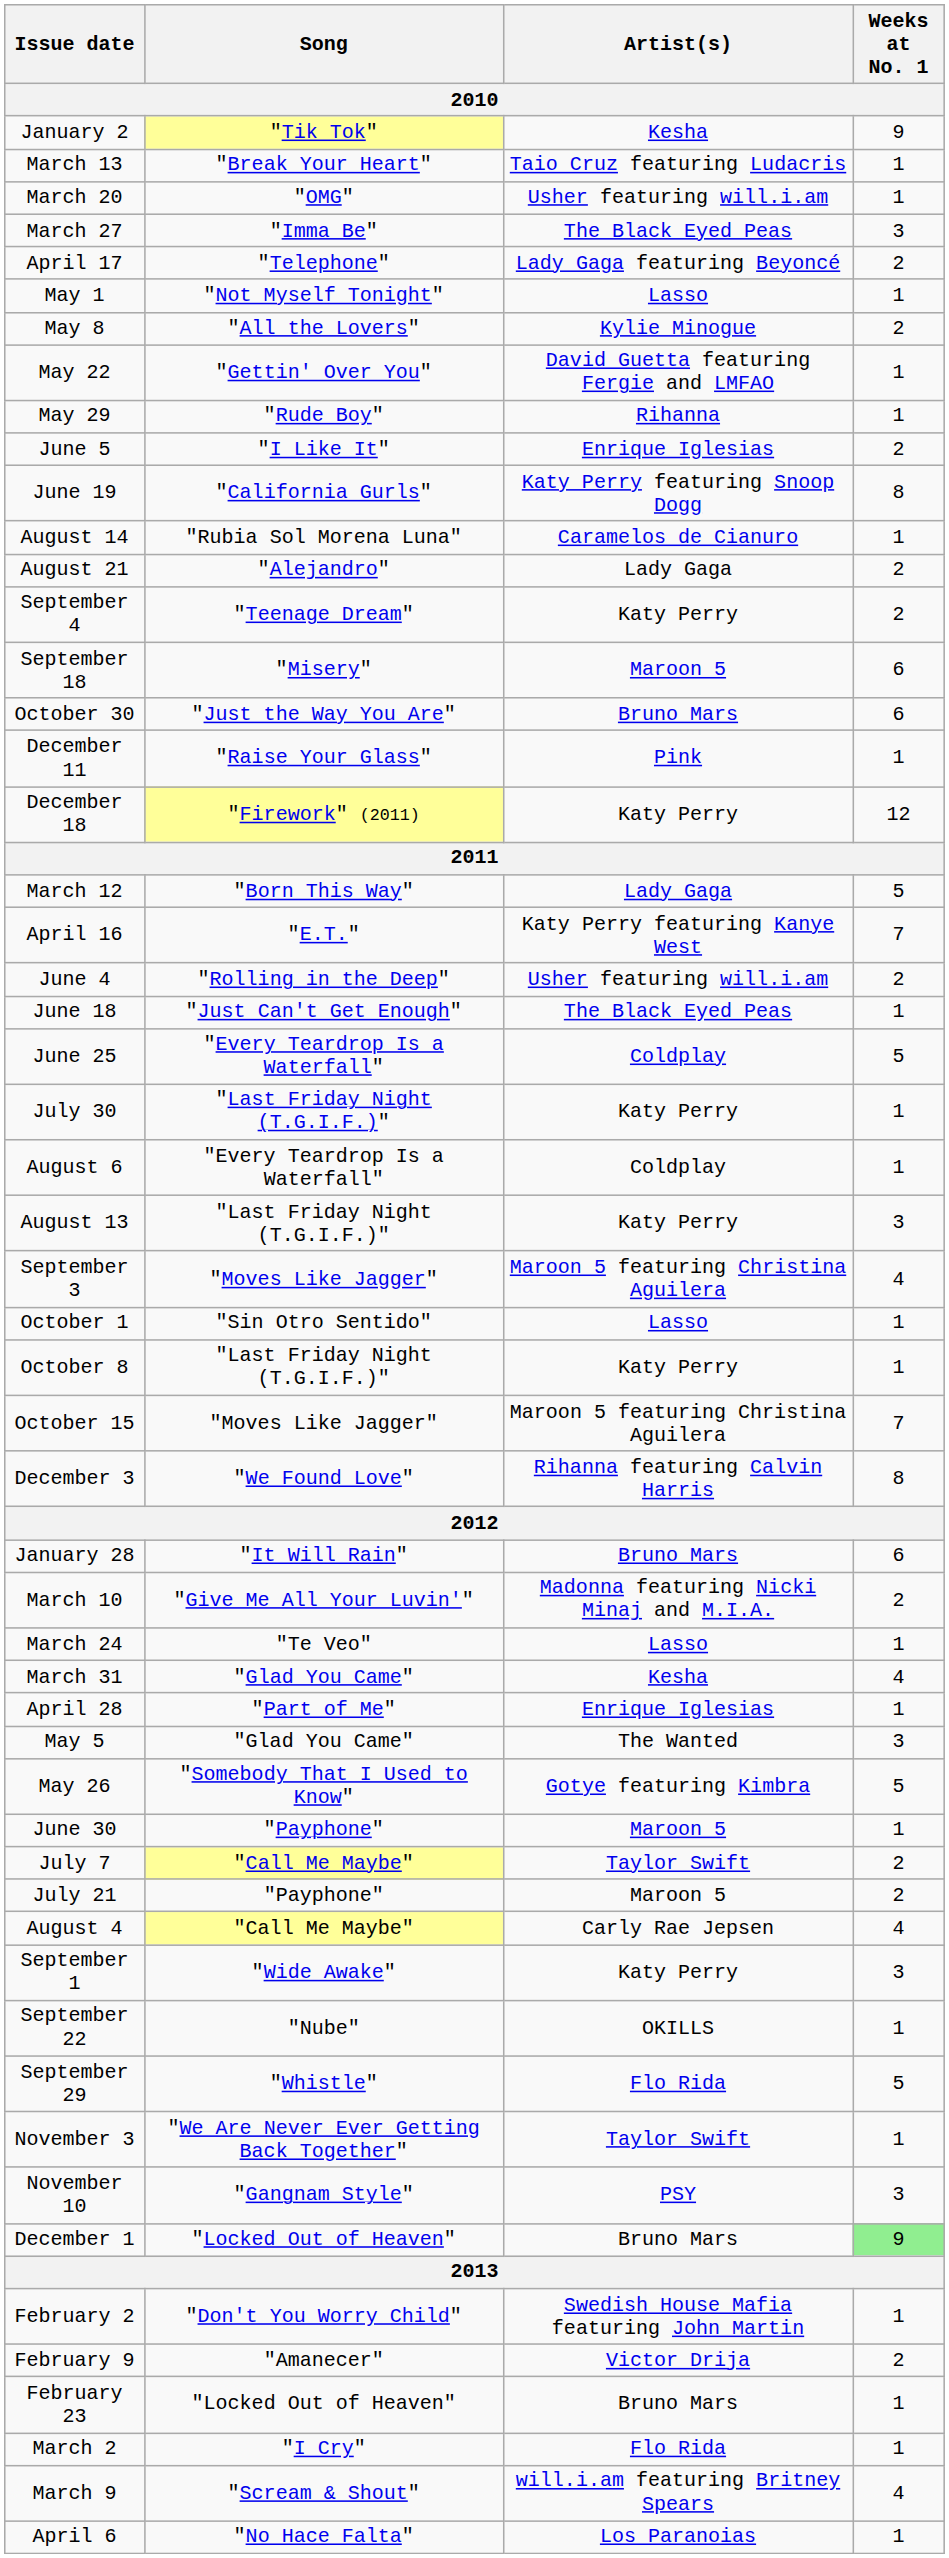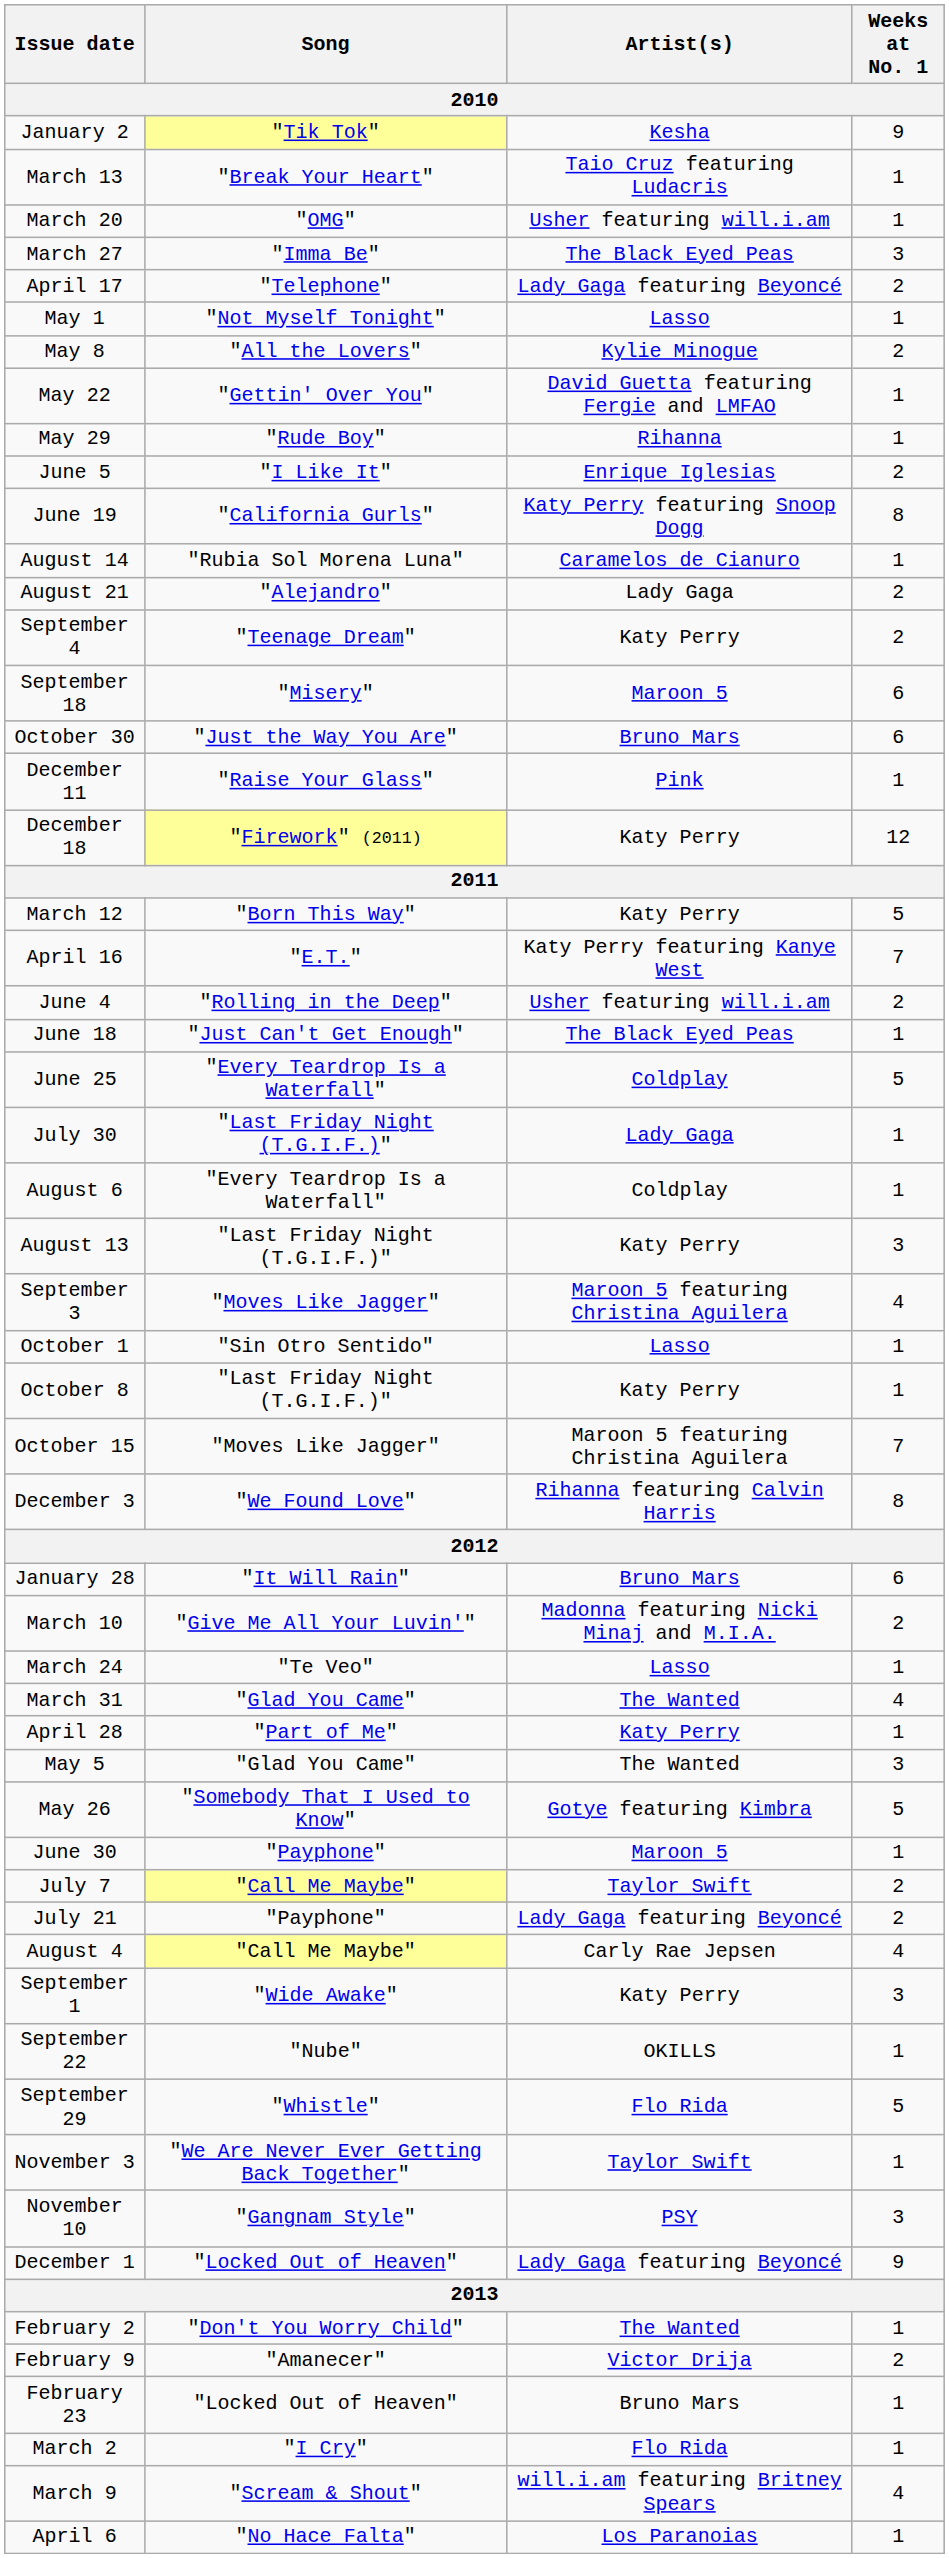(678, 891) Lady Gaga -> (680, 914) Katy Perry
(678, 1112) Katy Perry -> (680, 1135) Lady Gaga
(678, 1677) Kesha -> (680, 1700) The Wanted
(678, 1709) Enrique Iglesias -> (680, 1733) Katy Perry
(678, 1896) Maroon 5 -> (680, 1919) Lady Gaga featuring Beyoncé
(678, 2240) Bruno Mars -> (680, 2263) Lady Gaga featuring Beyoncé
(898, 2240) lightgreen background -> (898, 2263) no background
(678, 2316) Swedish House Mafia featuring John Martin -> (680, 2328) The Wanted
